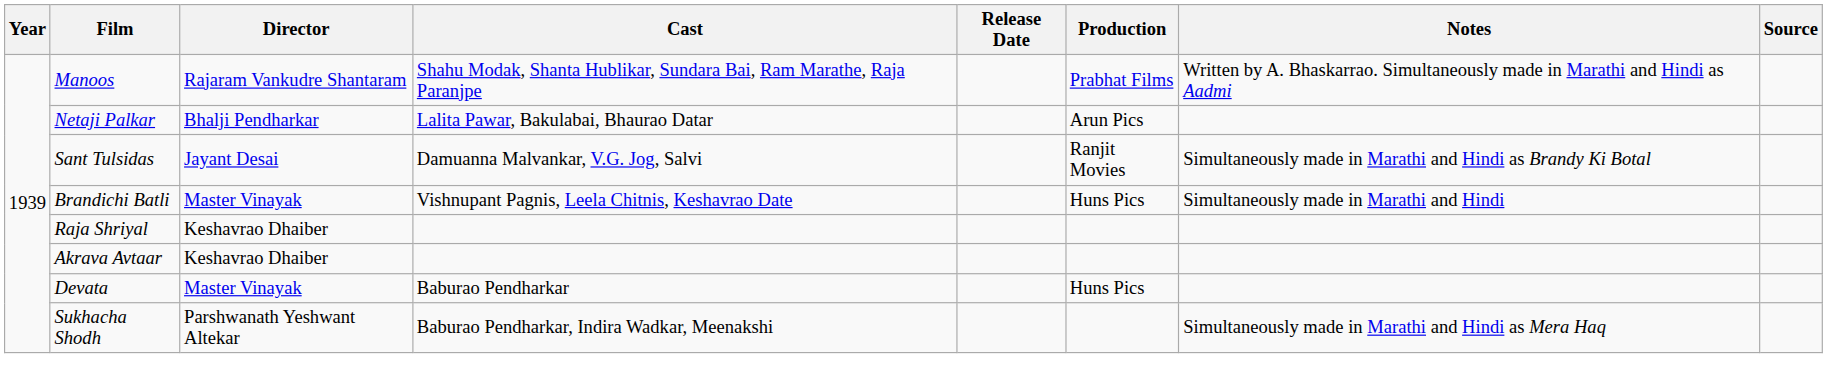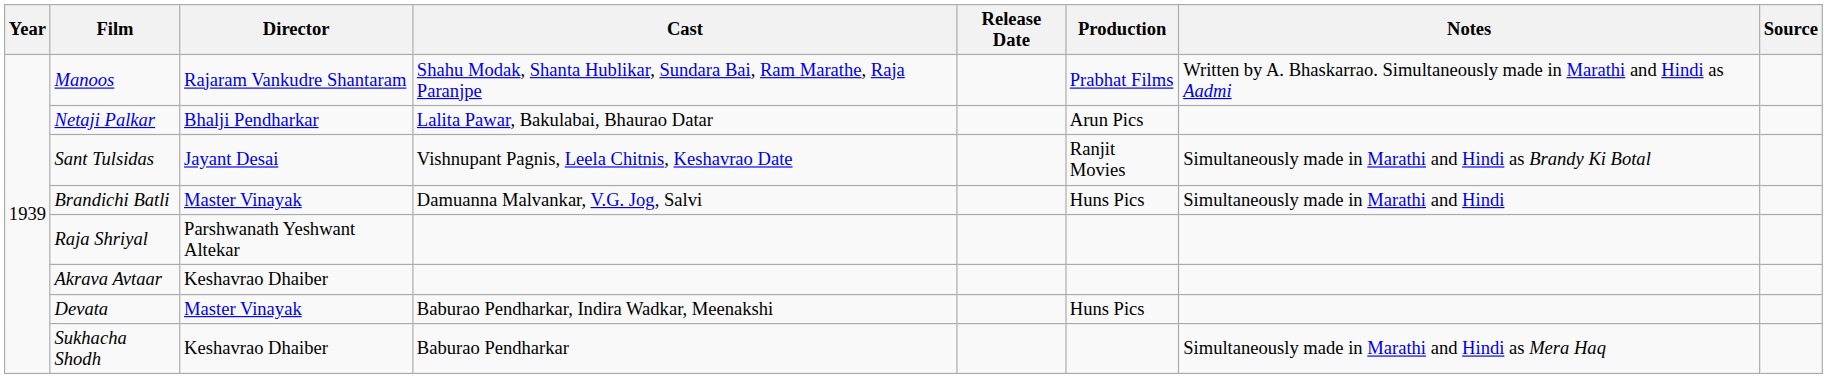(559, 159) Damuanna Malvankar, V.G. Jog, Salvi -> (605, 159) Vishnupant Pagnis, Leela Chitnis, Keshavrao Date
(605, 199) Vishnupant Pagnis, Leela Chitnis, Keshavrao Date -> (559, 199) Damuanna Malvankar, V.G. Jog, Salvi
(256, 229) Keshavrao Dhaiber -> (270, 239) Parshwanath Yeshwant Altekar
(493, 287) Baburao Pendharkar -> (595, 308) Baburao Pendharkar, Indira Wadkar, Meenakshi
(270, 327) Parshwanath Yeshwant Altekar -> (256, 348) Keshavrao Dhaiber
(595, 327) Baburao Pendharkar, Indira Wadkar, Meenakshi -> (493, 348) Baburao Pendharkar
